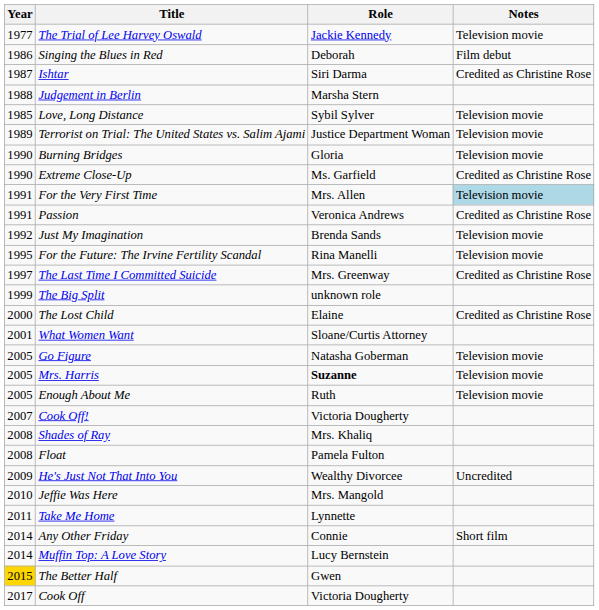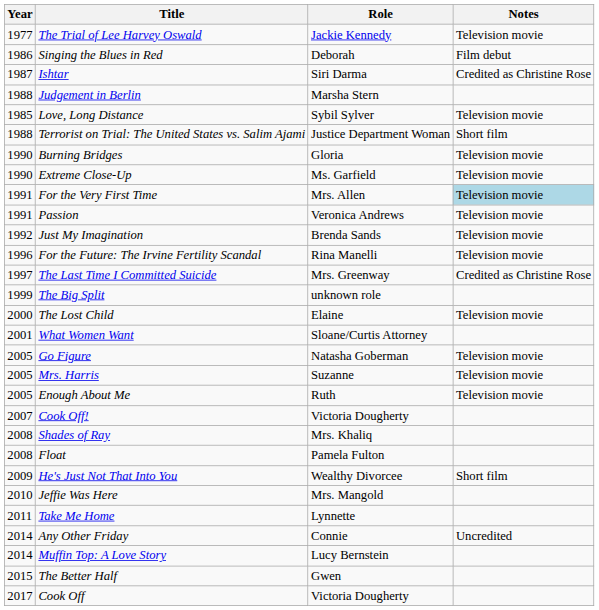(20, 134) 1989 -> (20, 134) 1988
(500, 134) Television movie -> (482, 134) Short film
(524, 174) Credited as Christine Rose -> (500, 174) Television movie
(524, 214) Credited as Christine Rose -> (500, 214) Television movie
(20, 255) 1995 -> (20, 255) 1996
(524, 315) Credited as Christine Rose -> (500, 315) Television movie
(334, 375) bold -> (332, 375) normal
(484, 475) Uncredited -> (482, 475) Short film
(482, 535) Short film -> (484, 535) Uncredited
(20, 575) gold background -> (20, 575) no background
